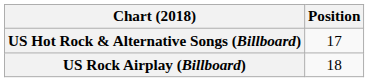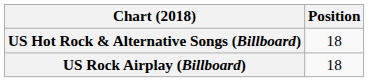(334, 40) 17 -> (334, 40) 18
